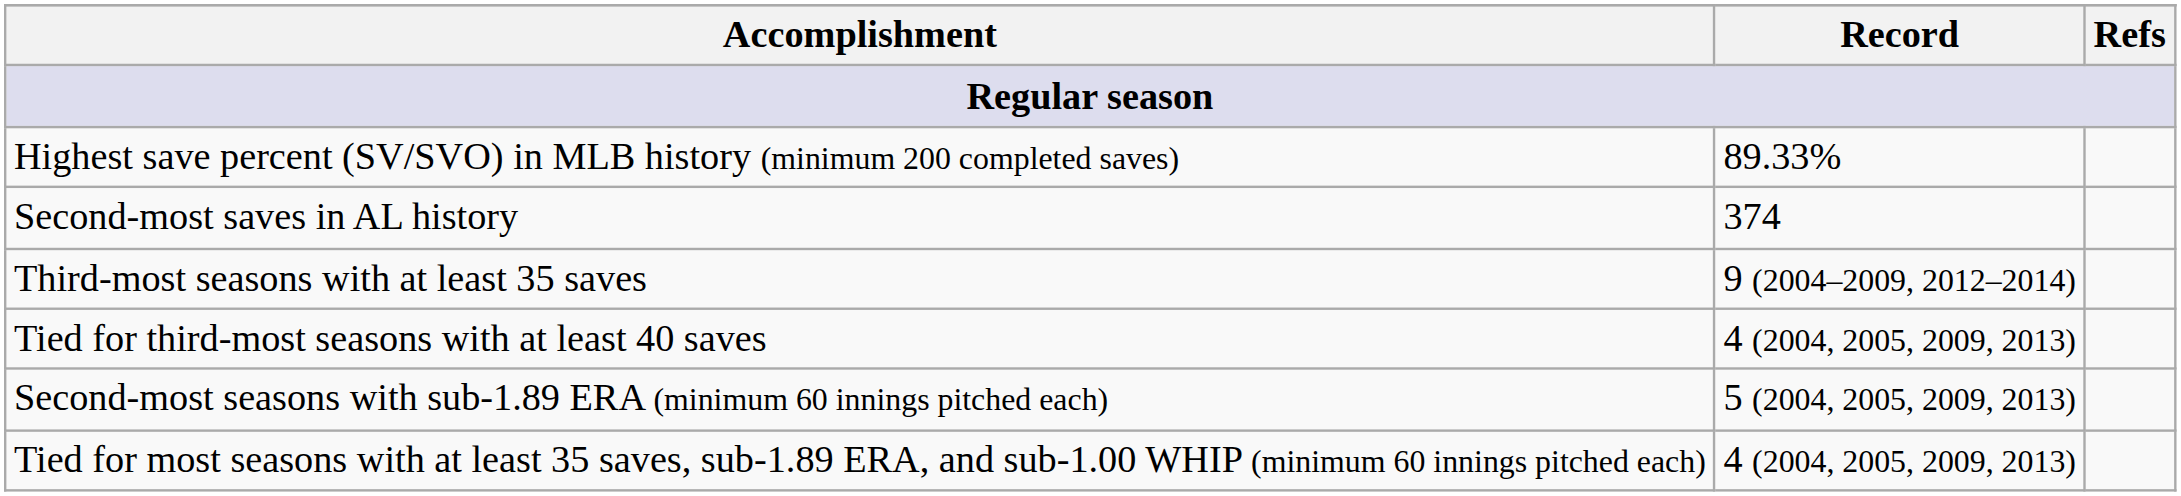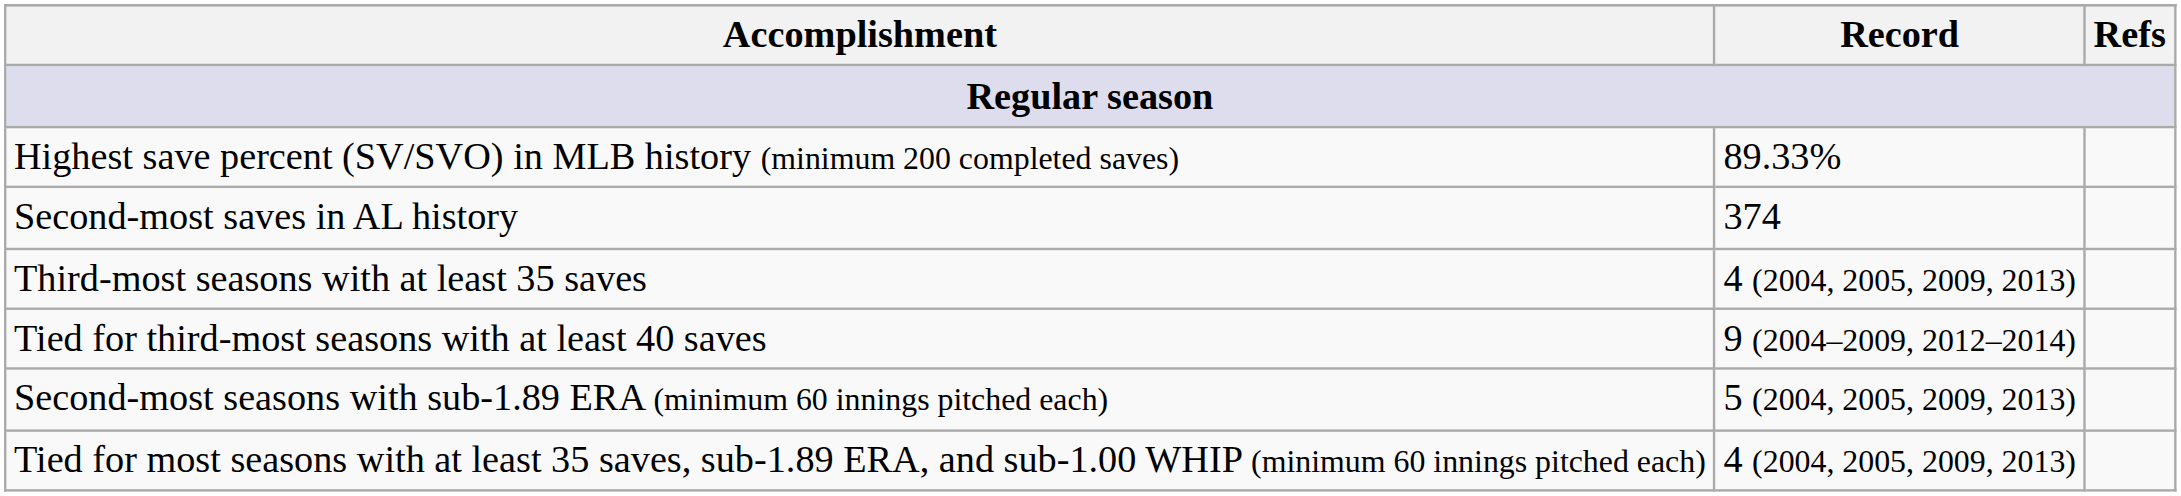(1900, 277) 9 (2004–2009, 2012–2014) -> (1900, 277) 4 (2004, 2005, 2009, 2013)
(1900, 338) 4 (2004, 2005, 2009, 2013) -> (1900, 338) 9 (2004–2009, 2012–2014)
